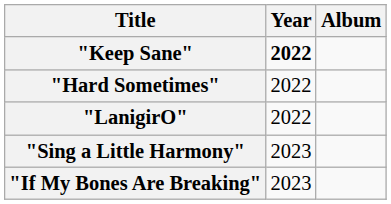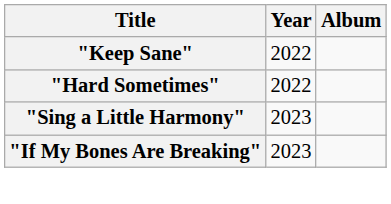(291, 53) bold -> (291, 53) normal
- row: (135, 118)
